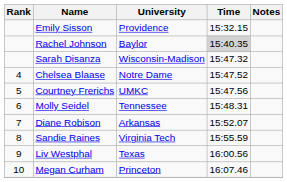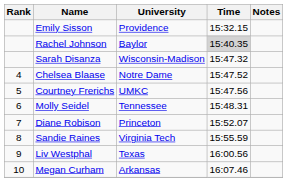(140, 122) Arkansas -> (140, 122) Princeton
(140, 169) Princeton -> (140, 169) Arkansas
